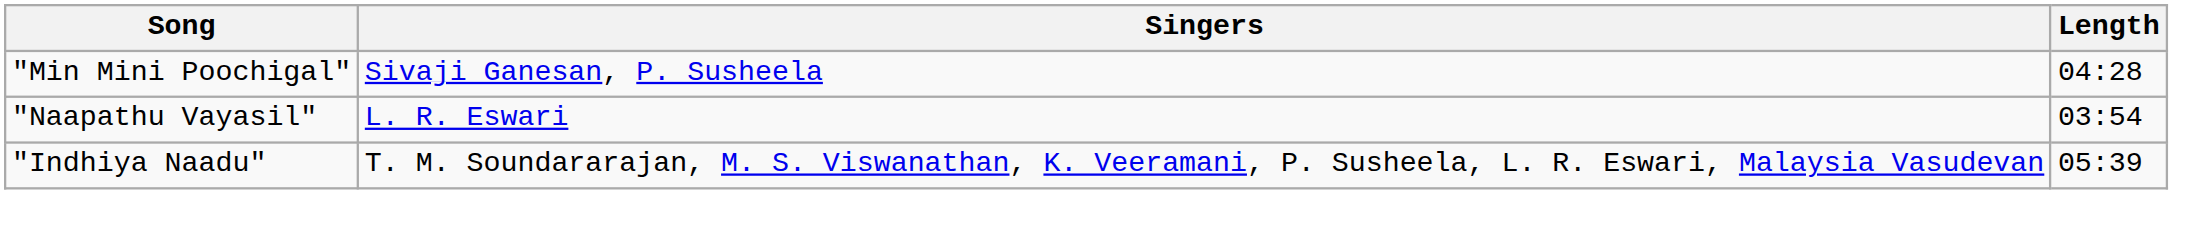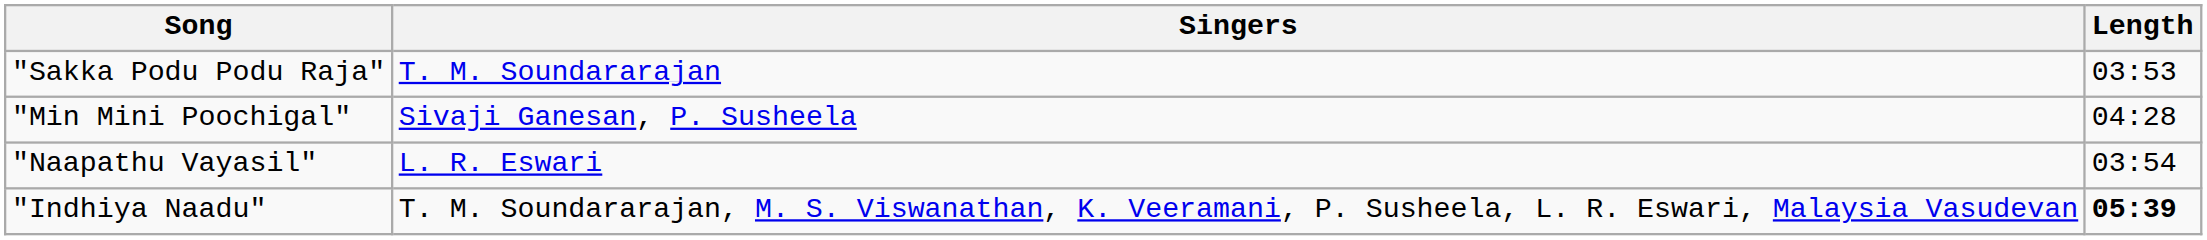+ row: (199, 74)
(2100, 165) normal -> (2134, 211) bold
